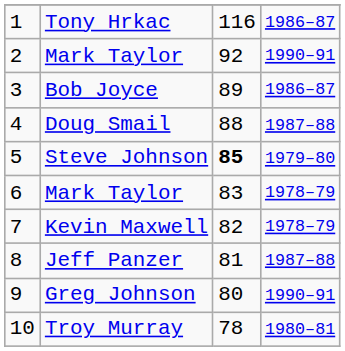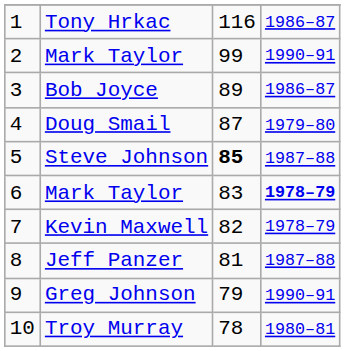(231, 56) 92 -> (231, 56) 99
(231, 124) 88 -> (231, 124) 87
(300, 124) 1987–88 -> (300, 124) 1979–80
(300, 158) 1979–80 -> (300, 158) 1987–88
(300, 192) normal -> (300, 192) bold
(231, 295) 80 -> (231, 295) 79
